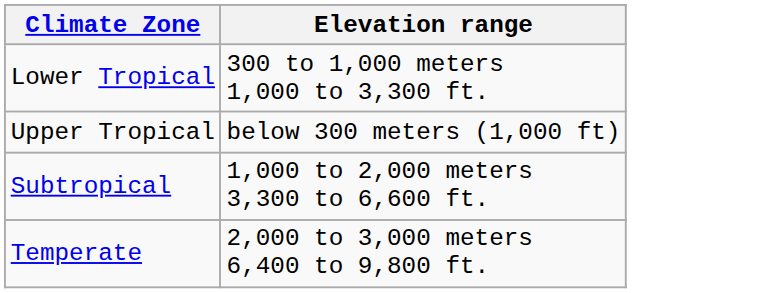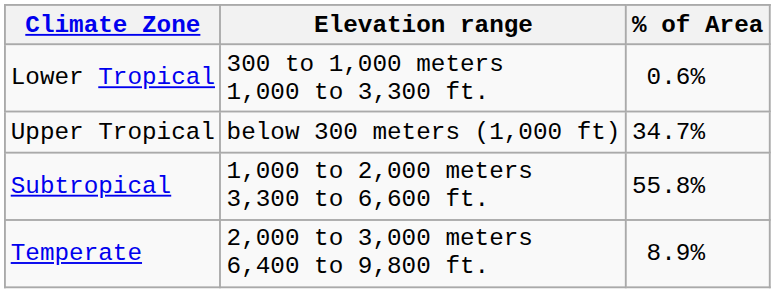+ column: (698, 25)
